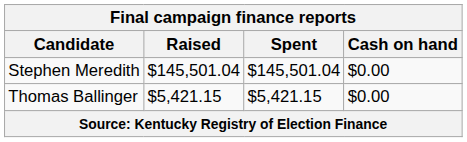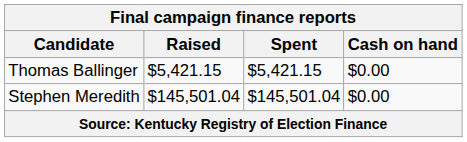rows swapped: (73, 96) <-> (74, 70)
